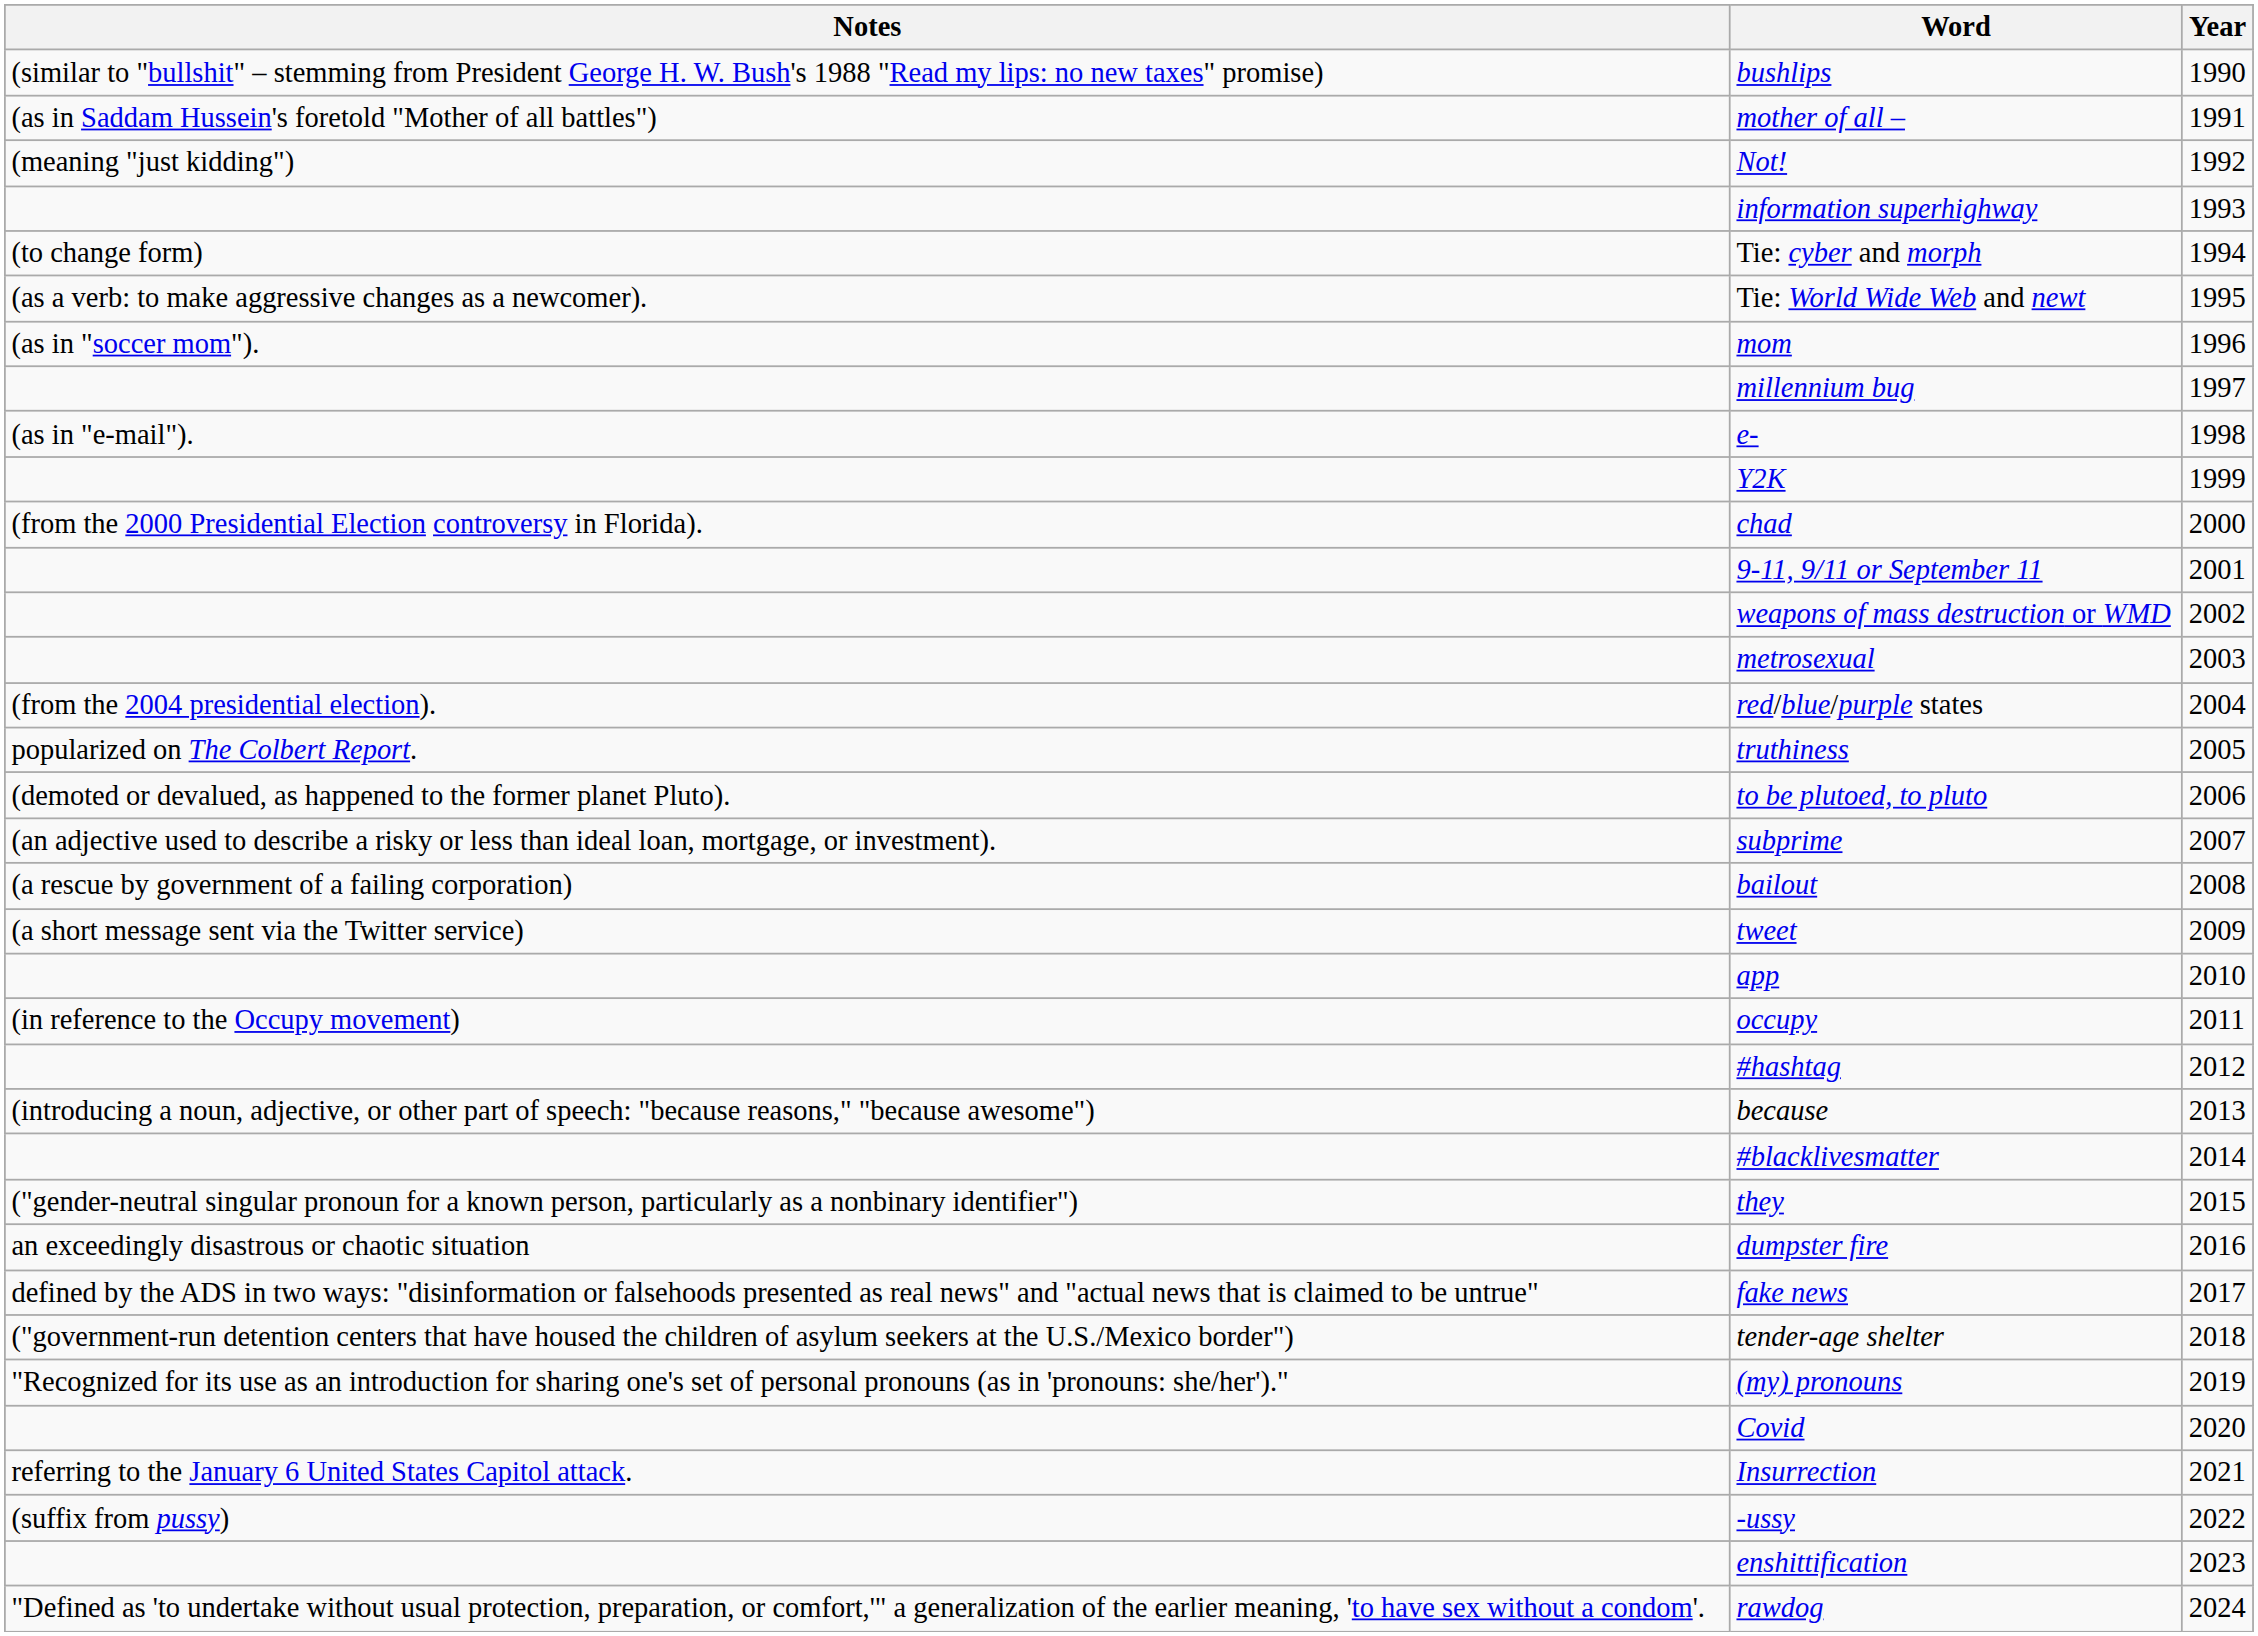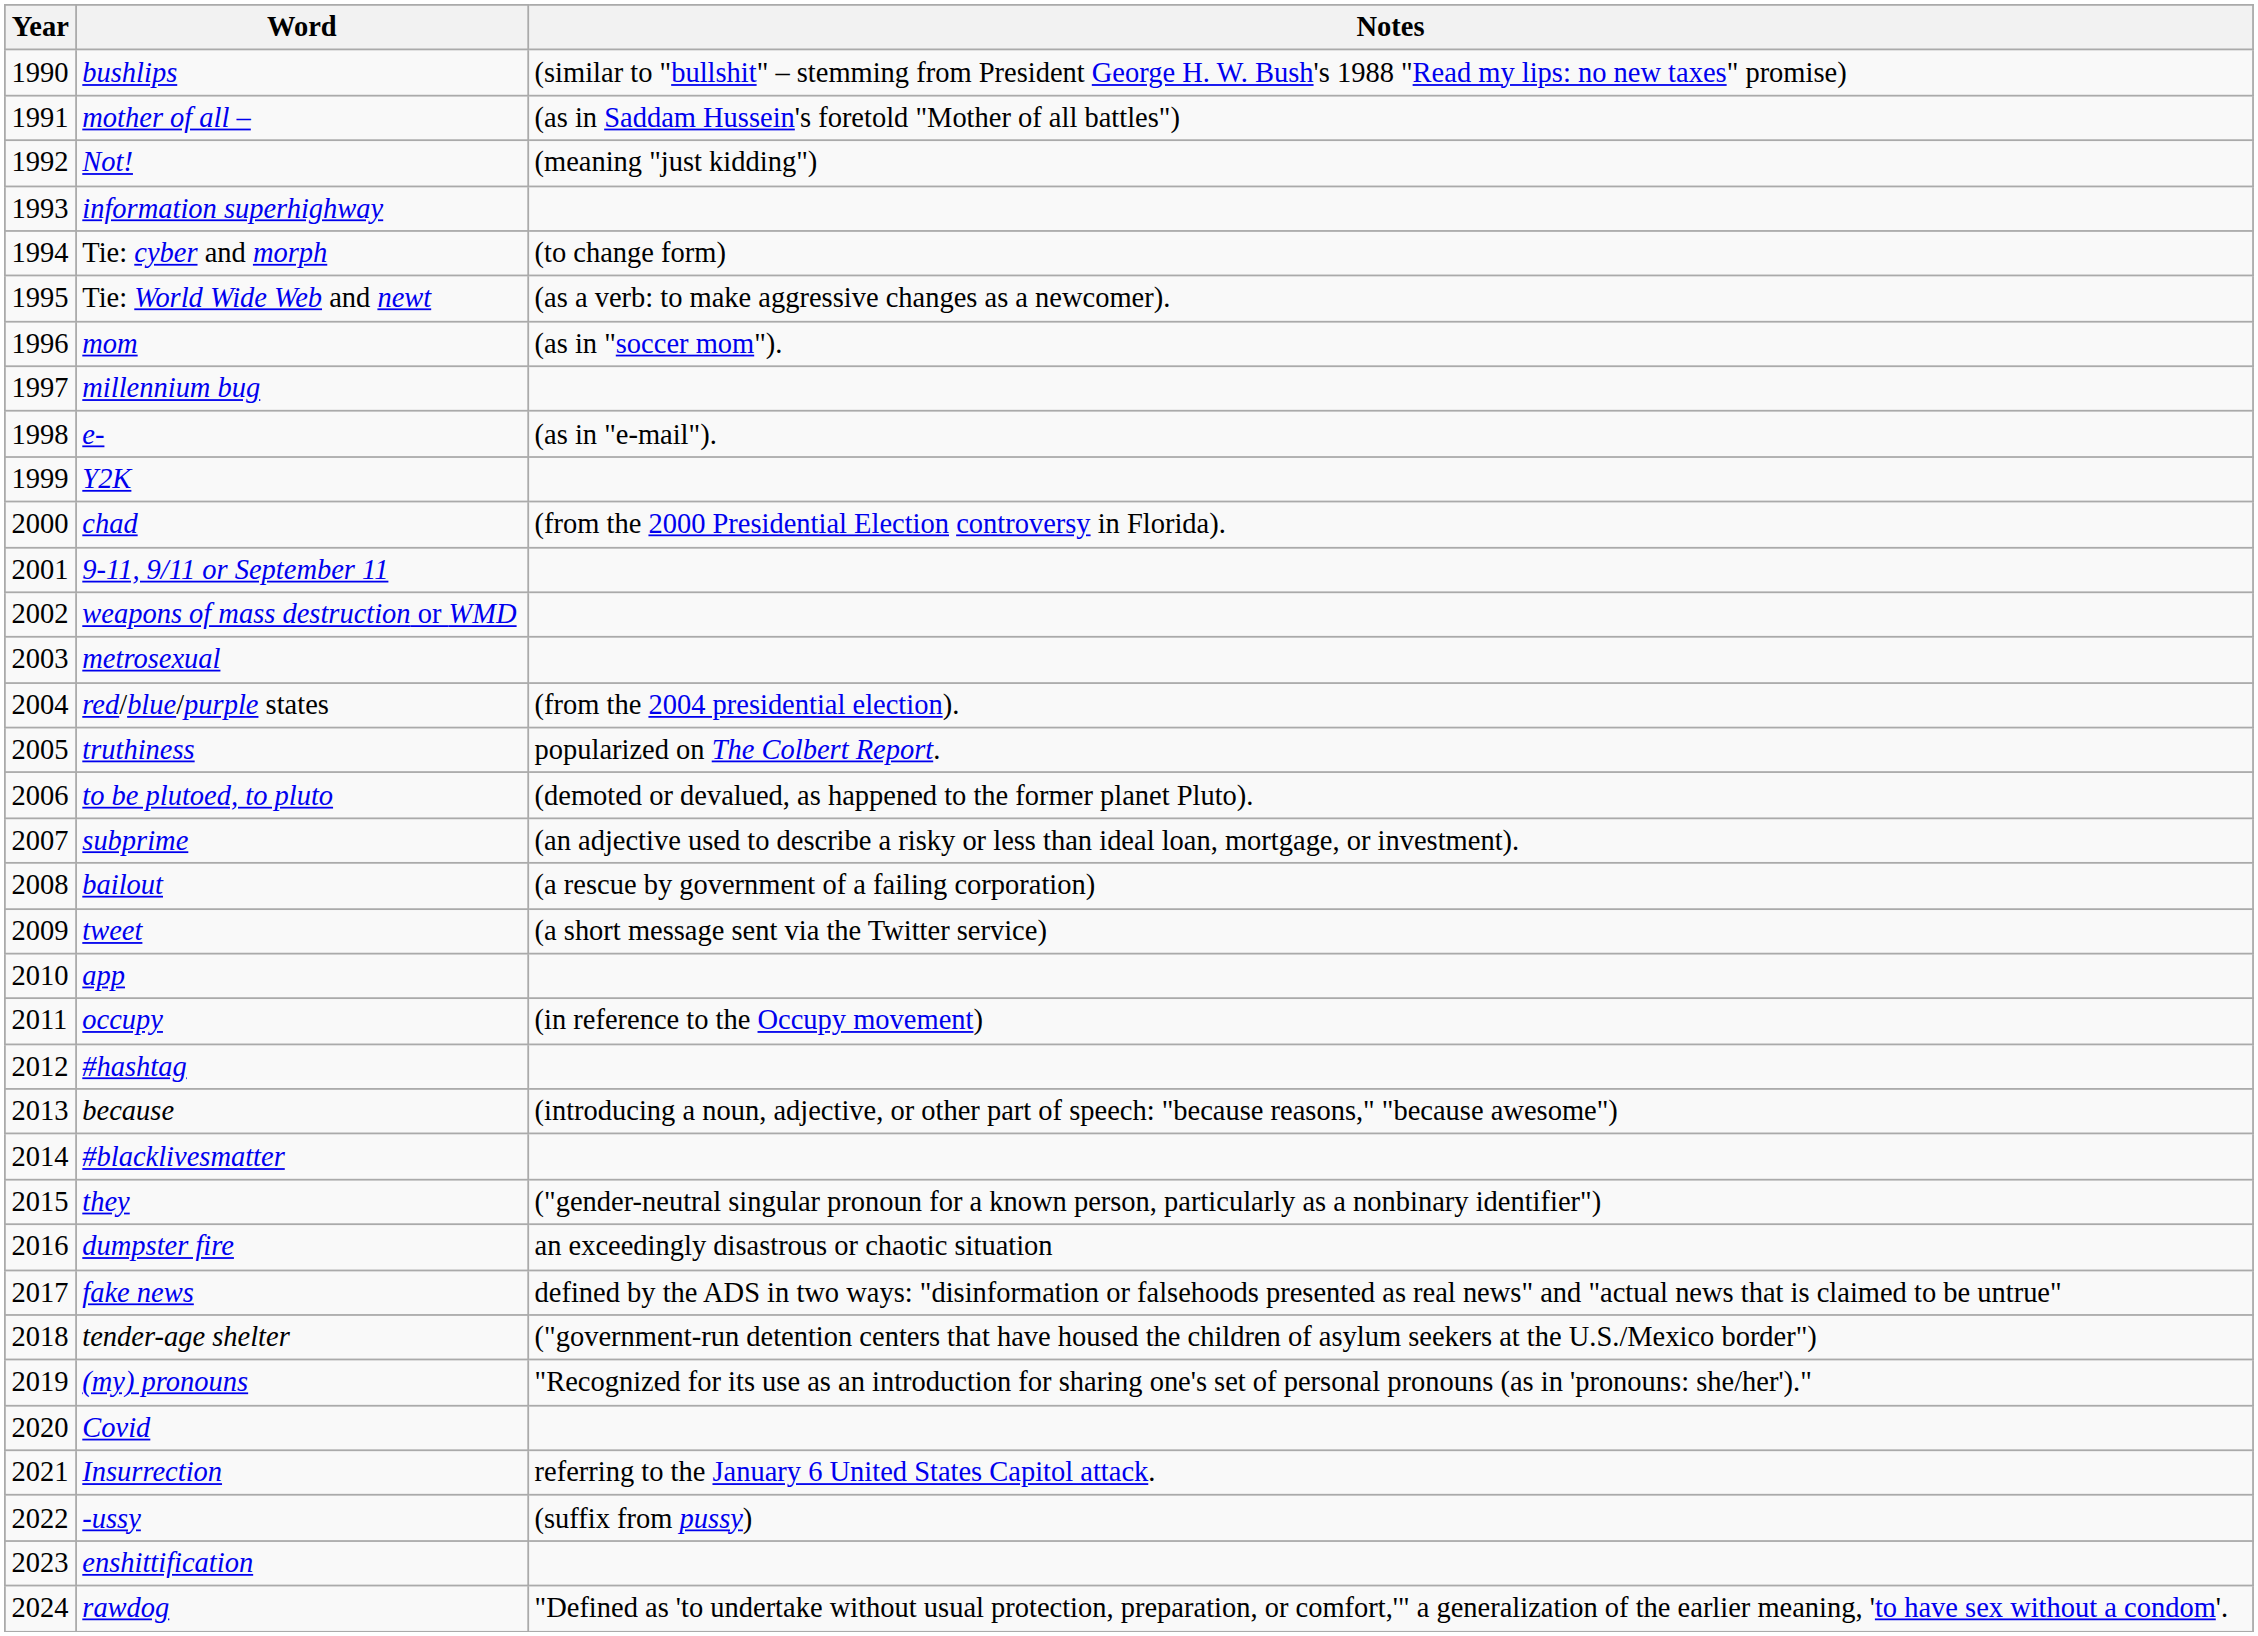columns swapped: (2218, 27) <-> (867, 27)
